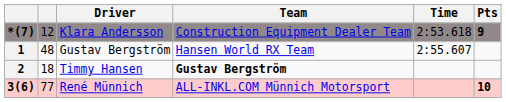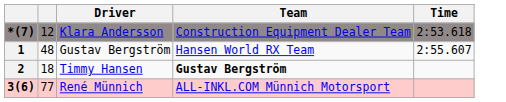- column: (488, 14)
